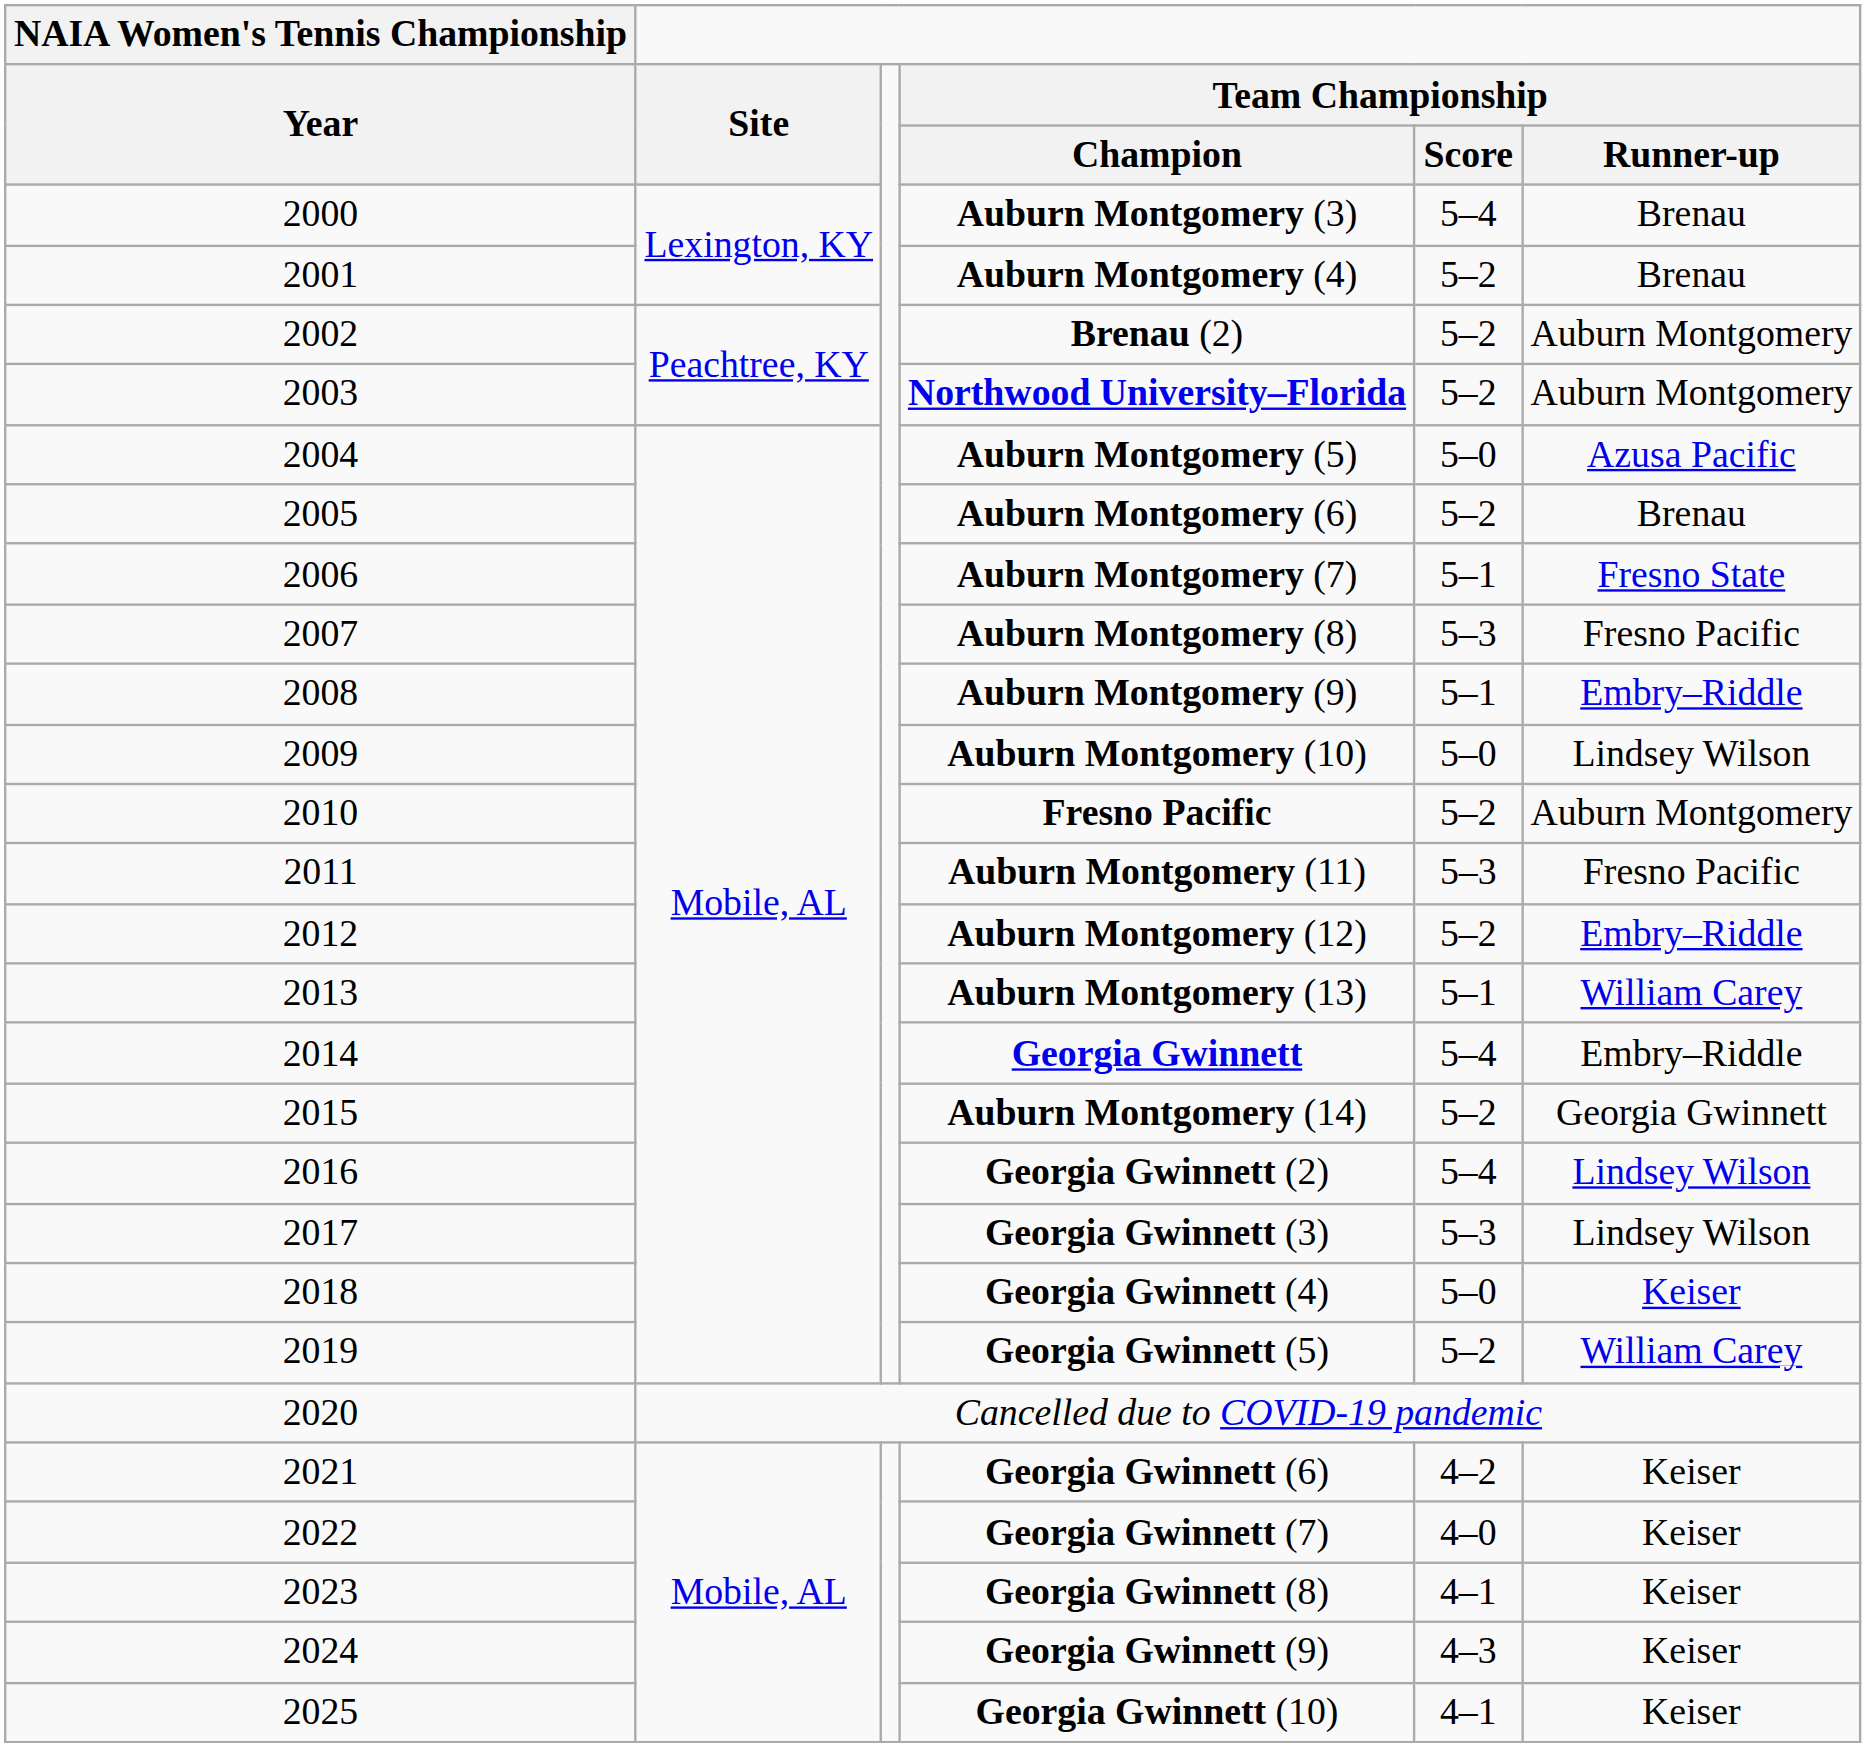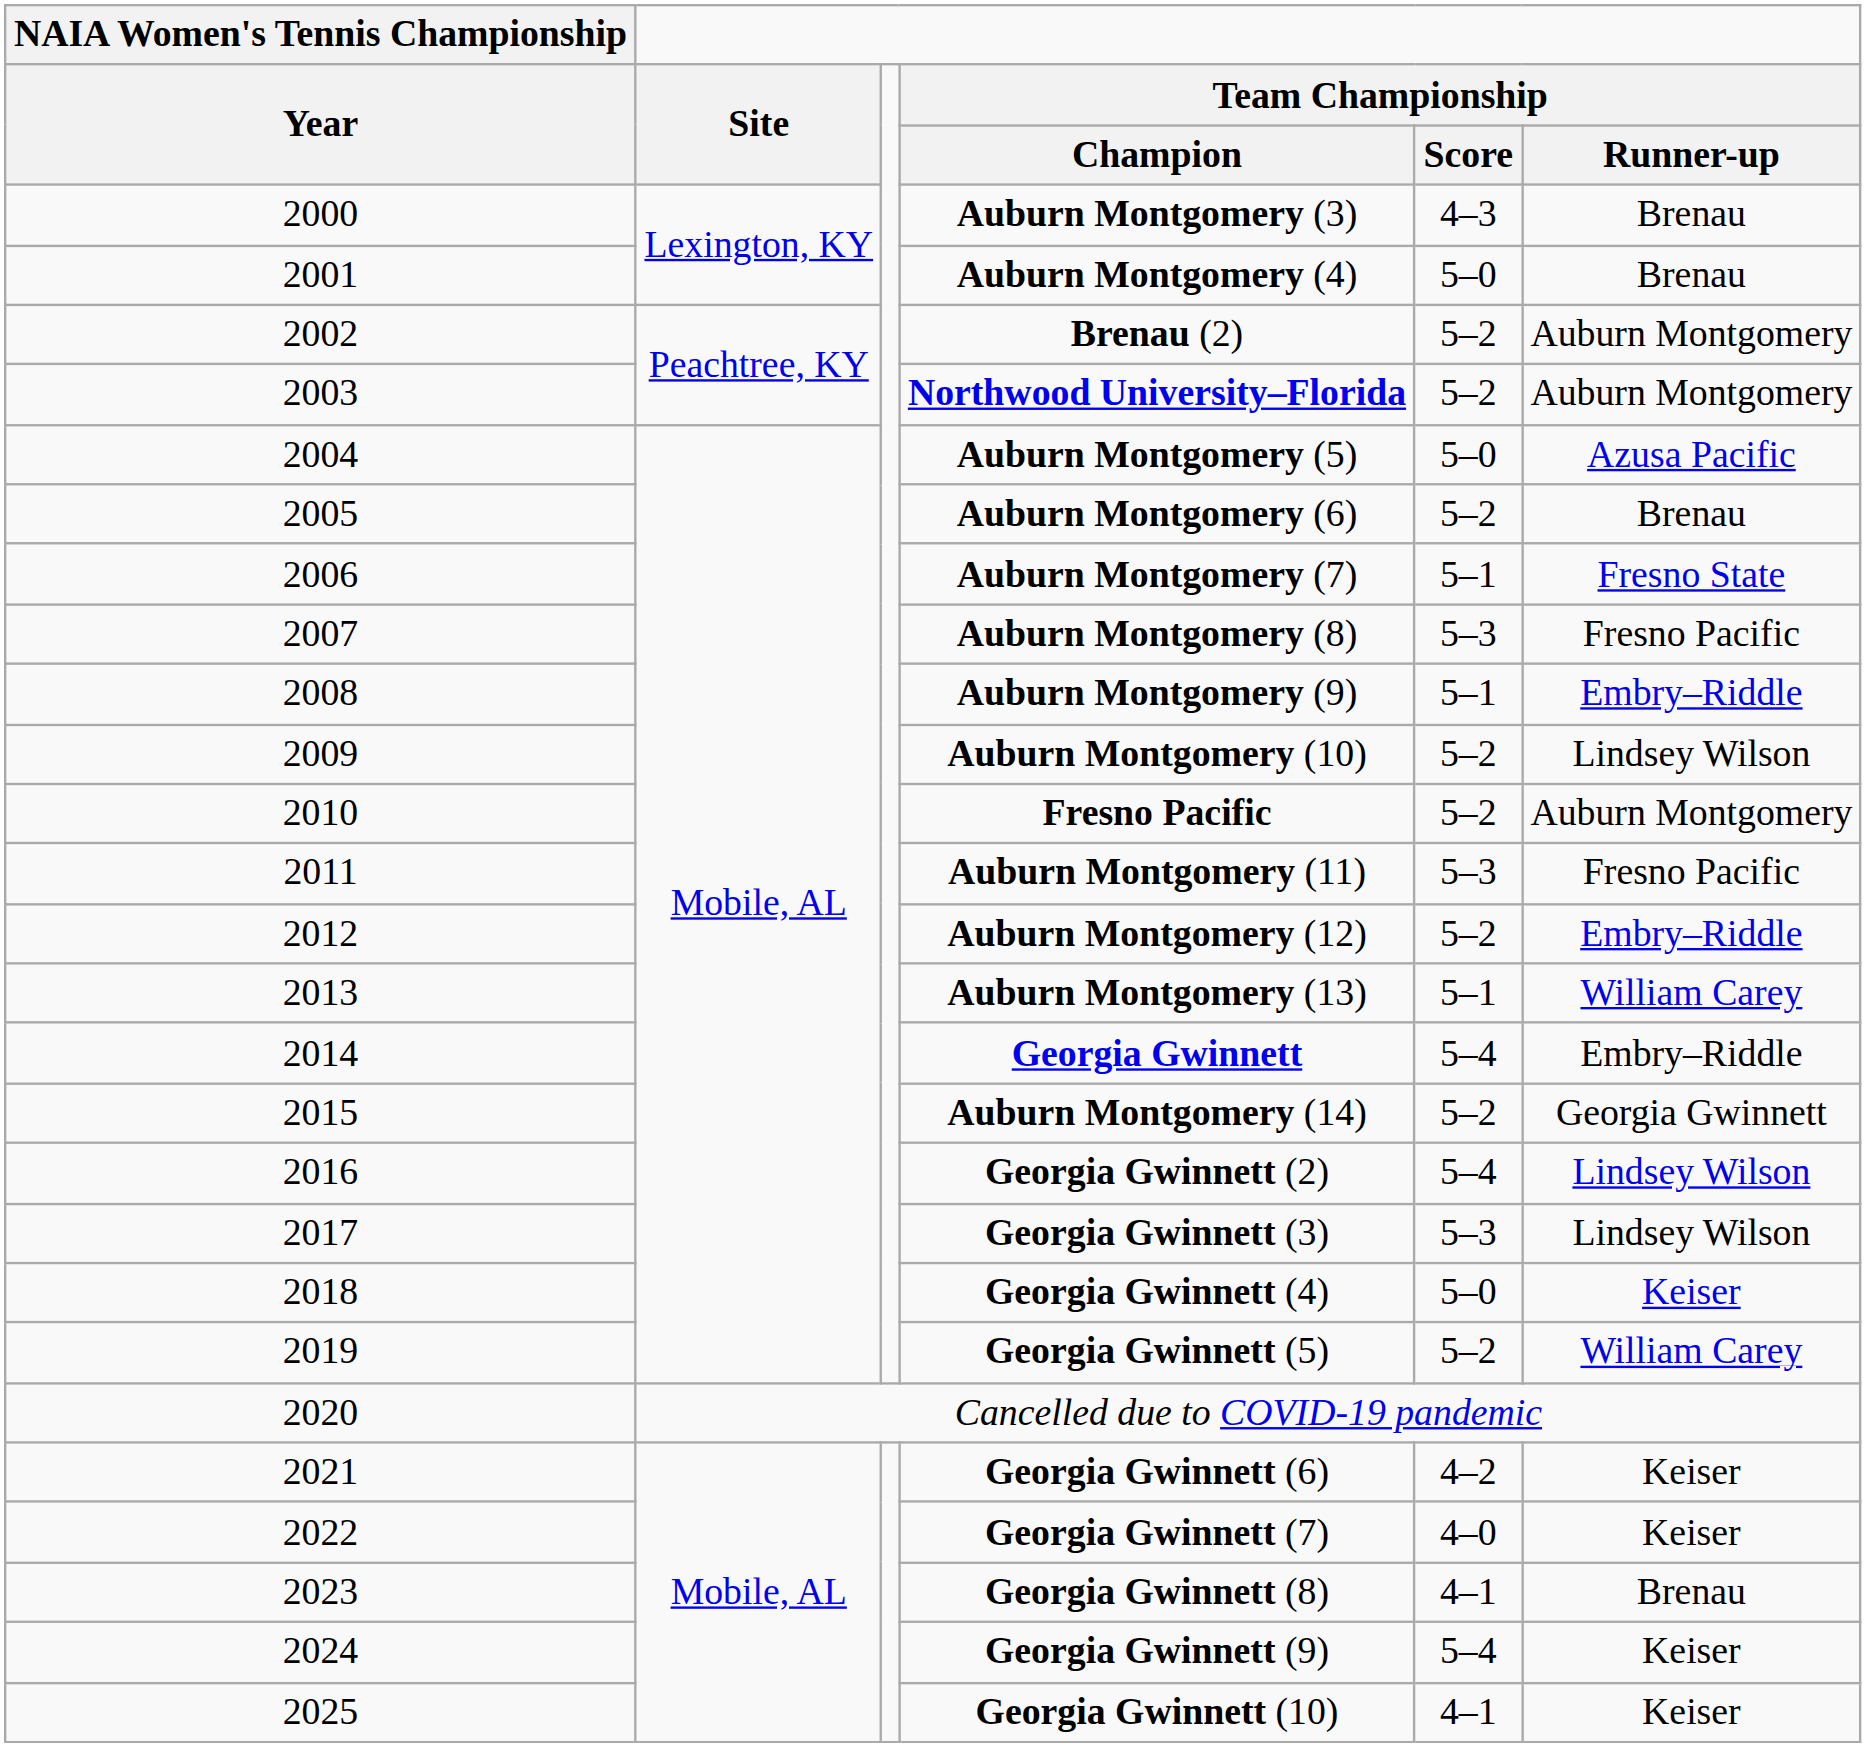(1468, 214) 5–4 -> (1468, 214) 4–3
(1468, 273) 5–2 -> (1468, 273) 5–0
(1468, 753) 5–0 -> (1468, 753) 5–2
(1691, 1591) Keiser -> (1691, 1591) Brenau
(1468, 1651) 4–3 -> (1468, 1651) 5–4
